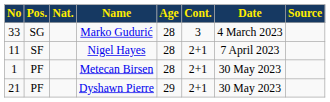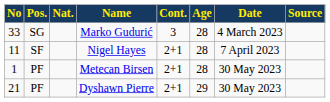columns swapped: (169, 13) <-> (198, 13)
